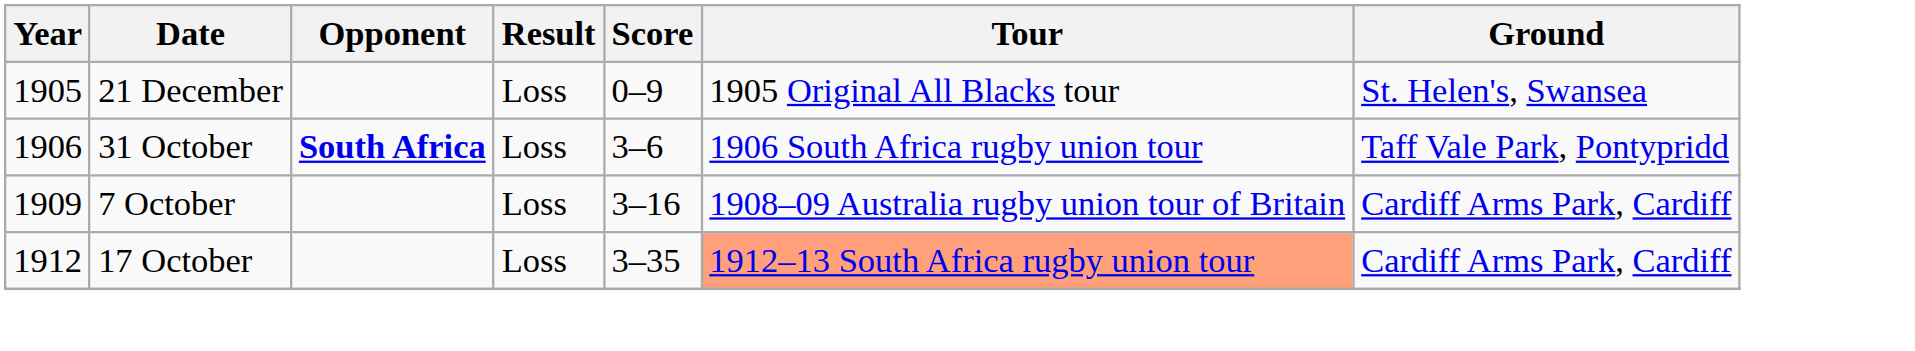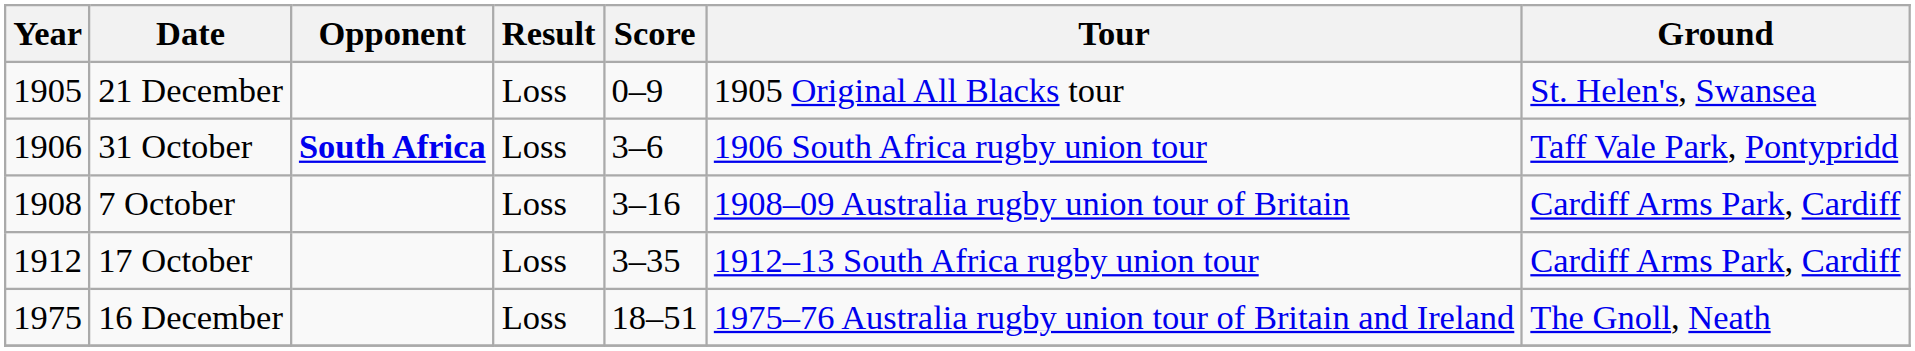(48, 203) 1909 -> (48, 203) 1908
(982, 260) lightsalmon background -> (986, 260) no background
+ row: (191, 317)
